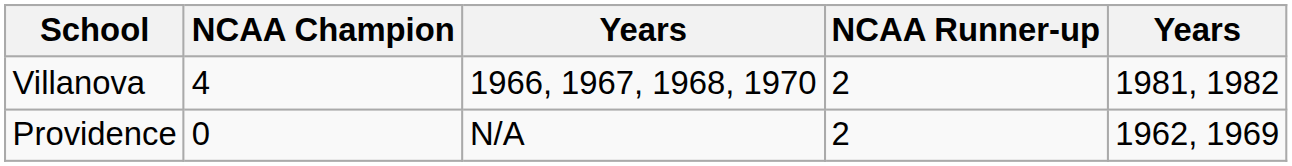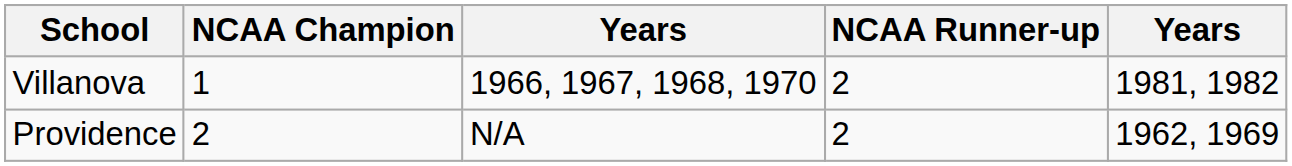(201, 82) 4 -> (201, 82) 1
(201, 134) 0 -> (201, 134) 2
